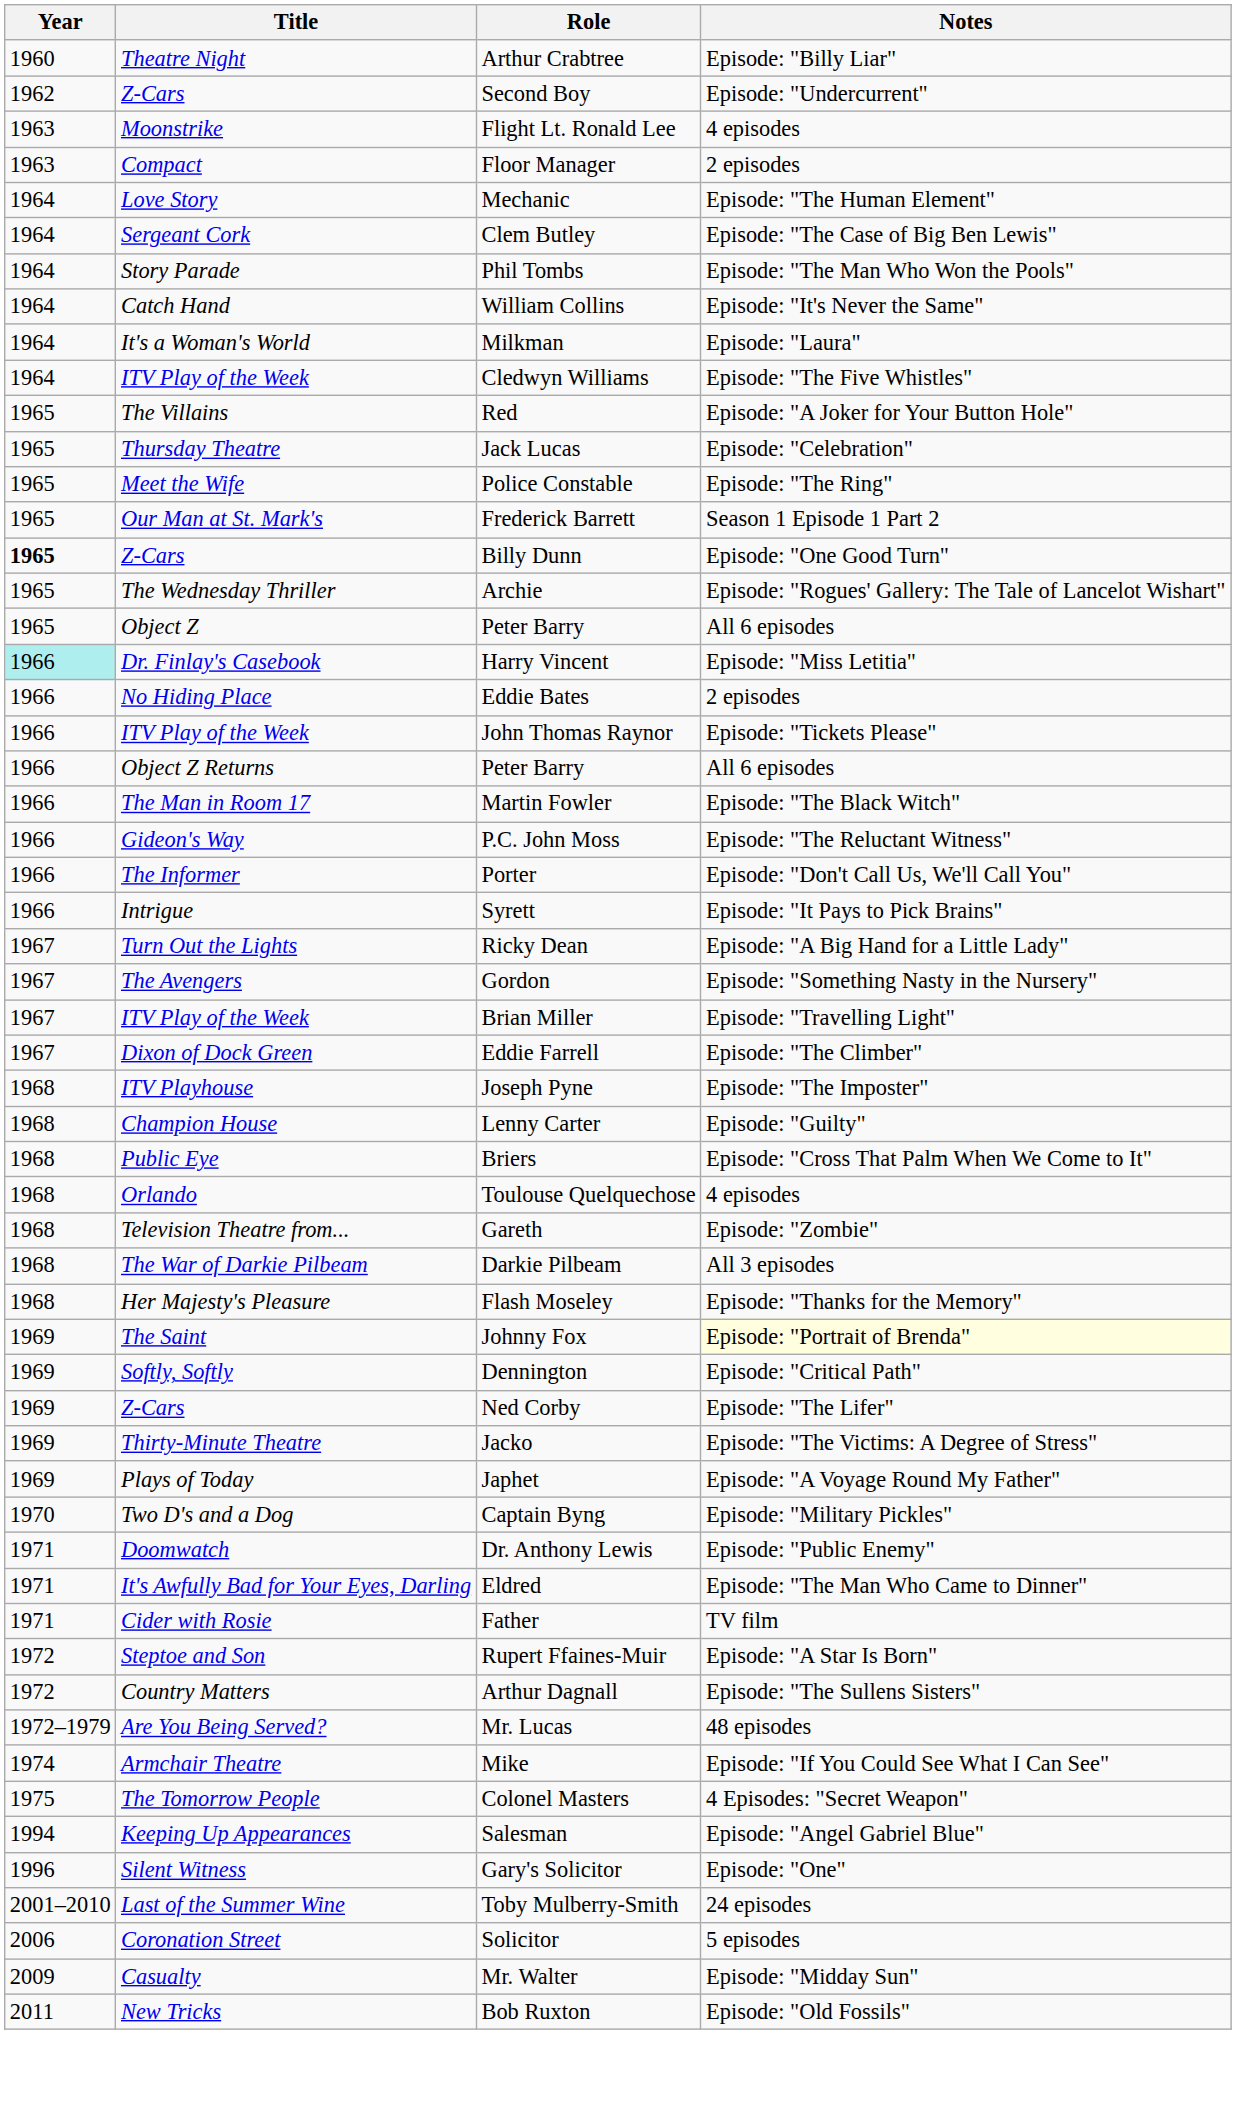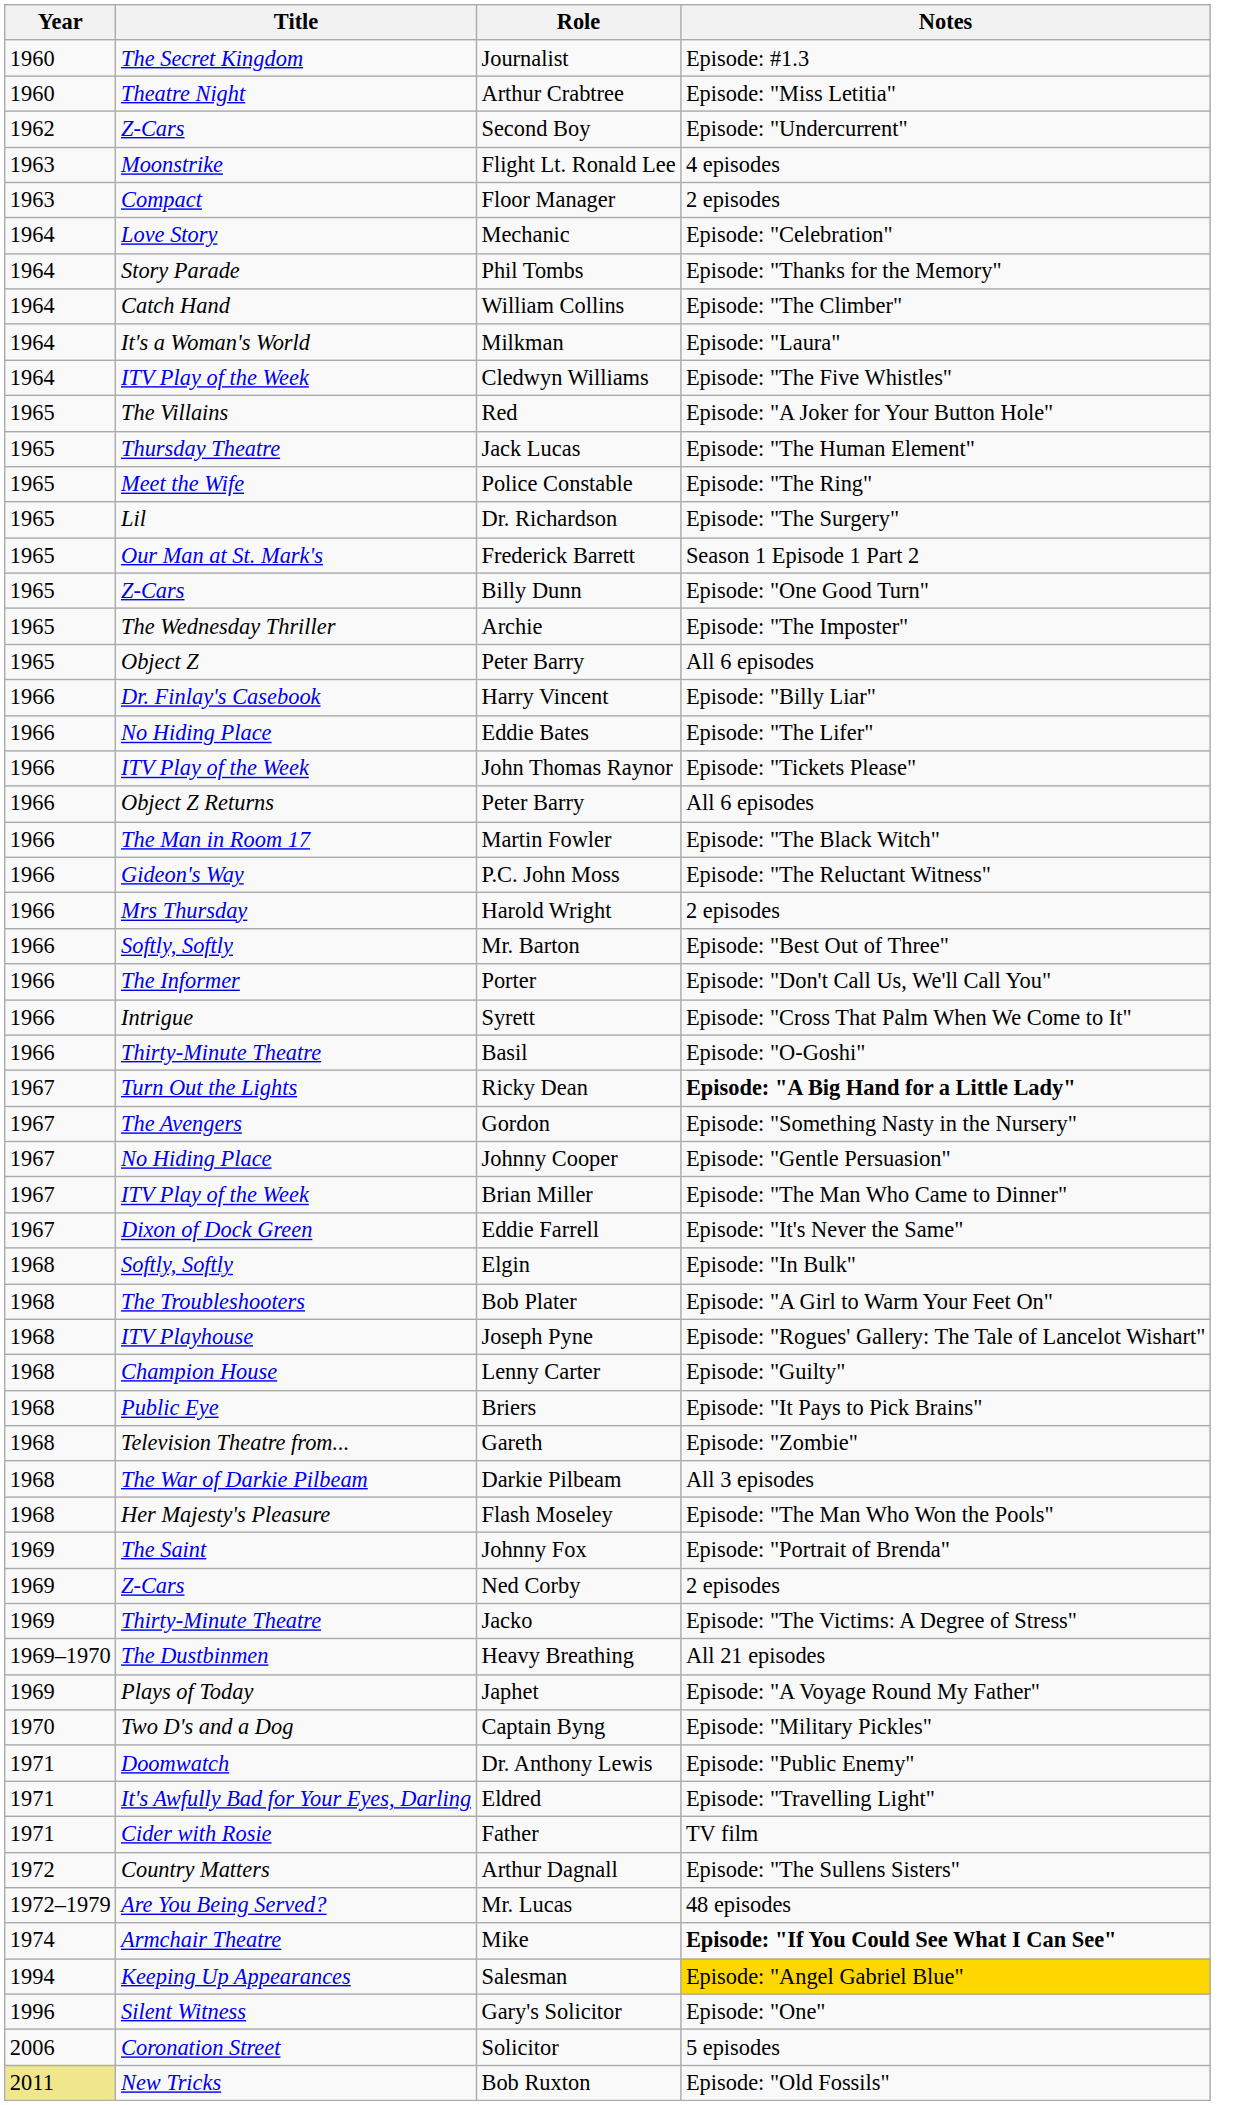+ row: (212, 57)
(801, 57) Episode: "Billy Liar" -> (791, 93) Episode: "Miss Letitia"
(851, 199) Episode: "The Human Element" -> (789, 235) Episode: "Celebration"
- row: (186, 235)
(890, 270) Episode: "The Man Who Won the Pools" -> (844, 270) Episode: "Thanks for the Memory"
(845, 306) Episode: "It's Never the Same" -> (794, 306) Episode: "The Climber"
(809, 448) Episode: "Celebration" -> (830, 448) Episode: "The Human Element"
+ row: (133, 519)
(32, 555) bold -> (32, 590) normal
(966, 590) Episode: "Rogues' Gallery: The Tale of Lancelot Wishart" -> (797, 626) Episode: "The Imposter"
(32, 661) paleturquoise background -> (32, 697) no background
(811, 661) Episode: "Miss Letitia" -> (781, 697) Episode: "Billy Liar"
(753, 697) 2 episodes -> (780, 732) Episode: "The Lifer"
+ row: (184, 910)
+ row: (177, 945)
(854, 910) Episode: "It Pays to Pick Brains" -> (909, 1016) Episode: "Cross That Palm When We Come to It"
+ row: (221, 1052)
(887, 945) normal -> (881, 1088) bold
+ row: (196, 1159)
(831, 1016) Episode: "Travelling Light" -> (876, 1194) Episode: "The Man Who Came to Dinner"
(814, 1052) Episode: "The Climber" -> (825, 1230) Episode: "It's Never the Same"
+ row: (177, 1265)
+ row: (213, 1301)
(817, 1088) Episode: "The Imposter" -> (946, 1336) Episode: "Rogues' Gallery: The Tale of Lancelot Wishart"
(929, 1159) Episode: "Cross That Palm When We Come to It" -> (834, 1407) Episode: "It Pays to Pick Brains"
- row: (159, 1194)
(864, 1301) Episode: "Thanks for the Memory" -> (870, 1514) Episode: "The Man Who Won the Pools"
(838, 1336) lightyellow background -> (818, 1549) no background
- row: (177, 1372)
(800, 1407) Episode: "The Lifer" -> (733, 1585) 2 episodes
+ row: (195, 1656)
(897, 1585) Episode: "The Man Who Came to Dinner" -> (810, 1798) Episode: "Travelling Light"
- row: (193, 1656)
(908, 1762) normal -> (901, 1940) bold
- row: (220, 1798)
(845, 1834) no background -> (825, 1976) gold background
- row: (233, 1905)
- row: (161, 1976)
(32, 2011) no background -> (32, 2082) khaki background
